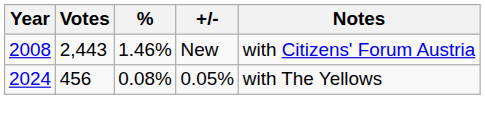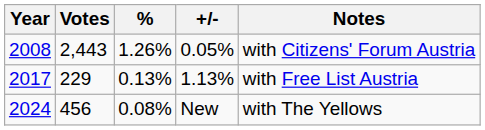(145, 49) 1.46% -> (145, 49) 1.26%
(200, 49) New -> (207, 49) 0.05%
+ row: (30, 79)
(207, 79) 0.05% -> (200, 109) New
